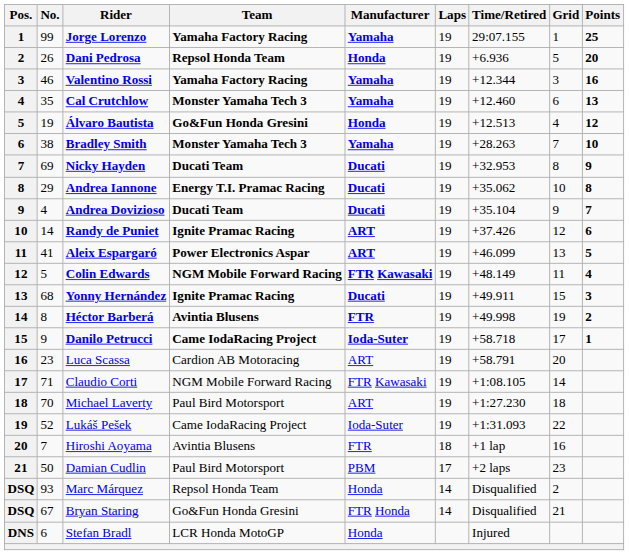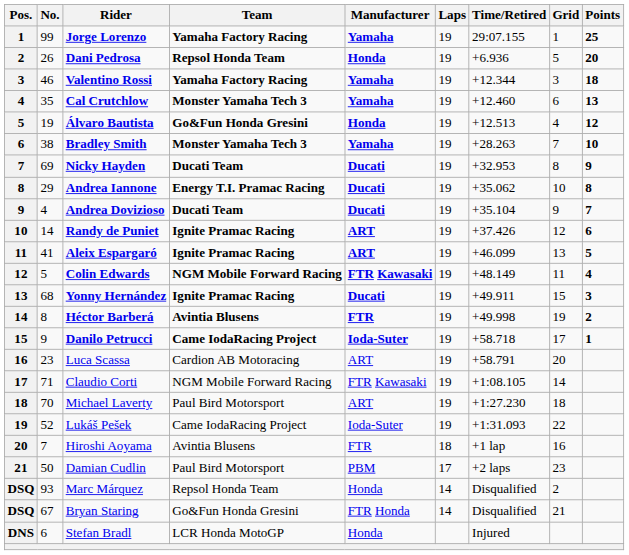(592, 80) 16 -> (592, 80) 18
(241, 252) Power Electronics Aspar -> (233, 252) Ignite Pramac Racing
